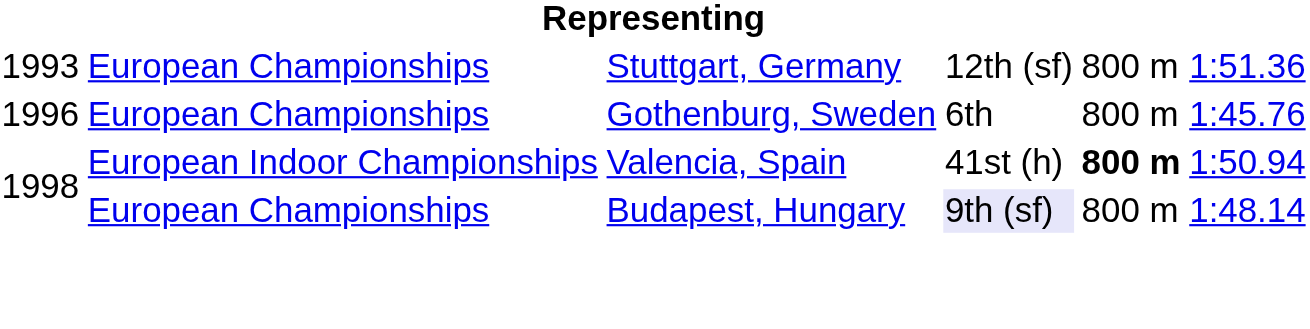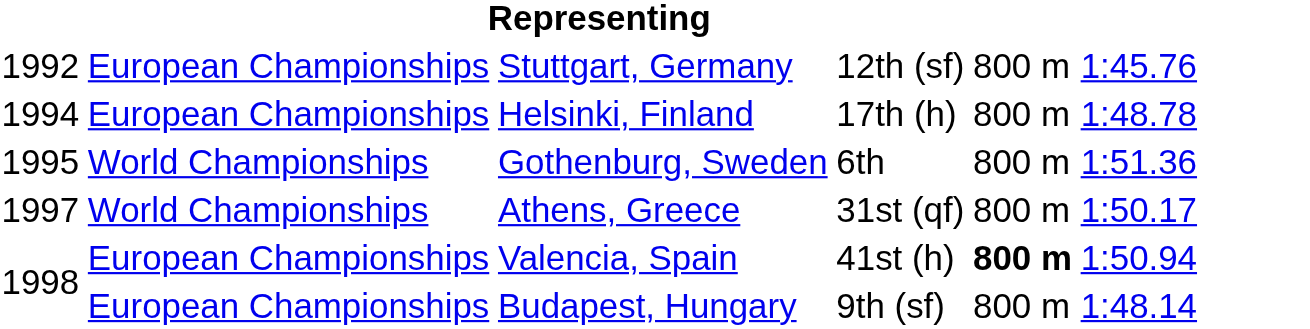(40, 66) 1993 -> (40, 66) 1992
(1247, 66) 1:51.36 -> (1139, 66) 1:45.76
+ row: (626, 114)
(40, 114) 1996 -> (40, 162) 1995
(289, 114) European Championships -> (258, 162) World Championships
(1247, 114) 1:45.76 -> (1139, 162) 1:51.36
+ row: (619, 210)
(343, 162) European Indoor Championships -> (289, 258) European Championships
(999, 210) lavender background -> (891, 306) no background
